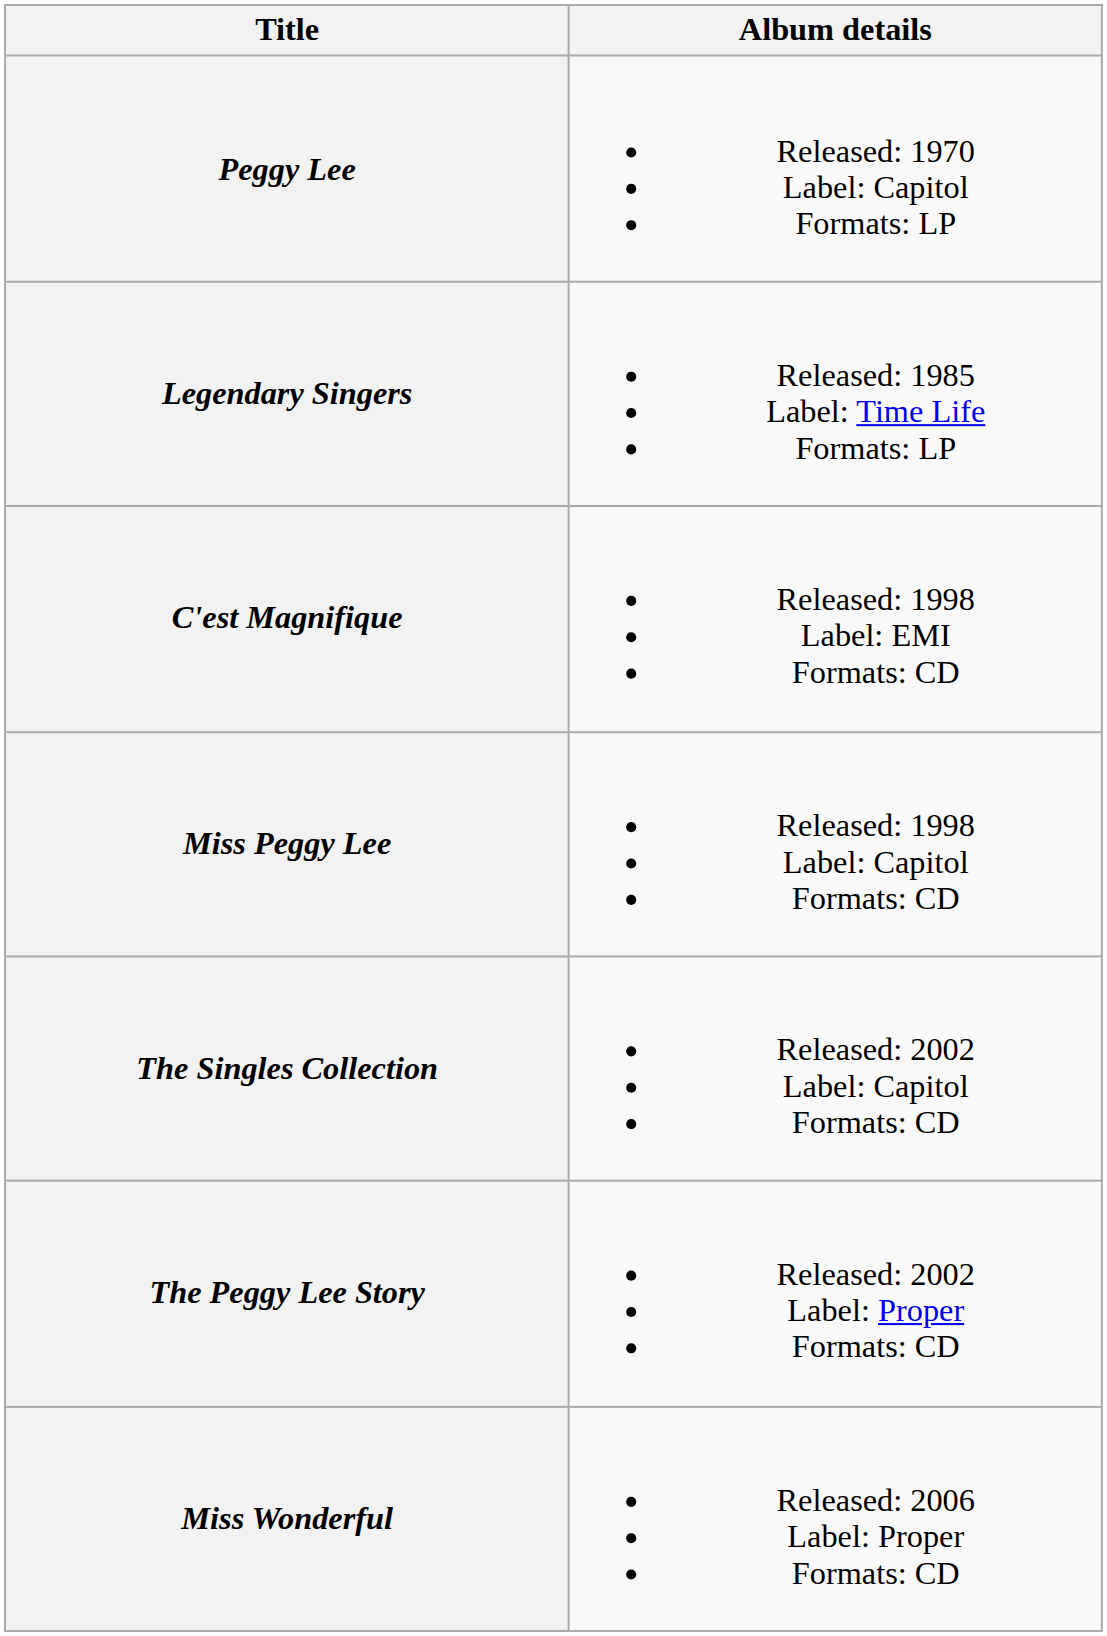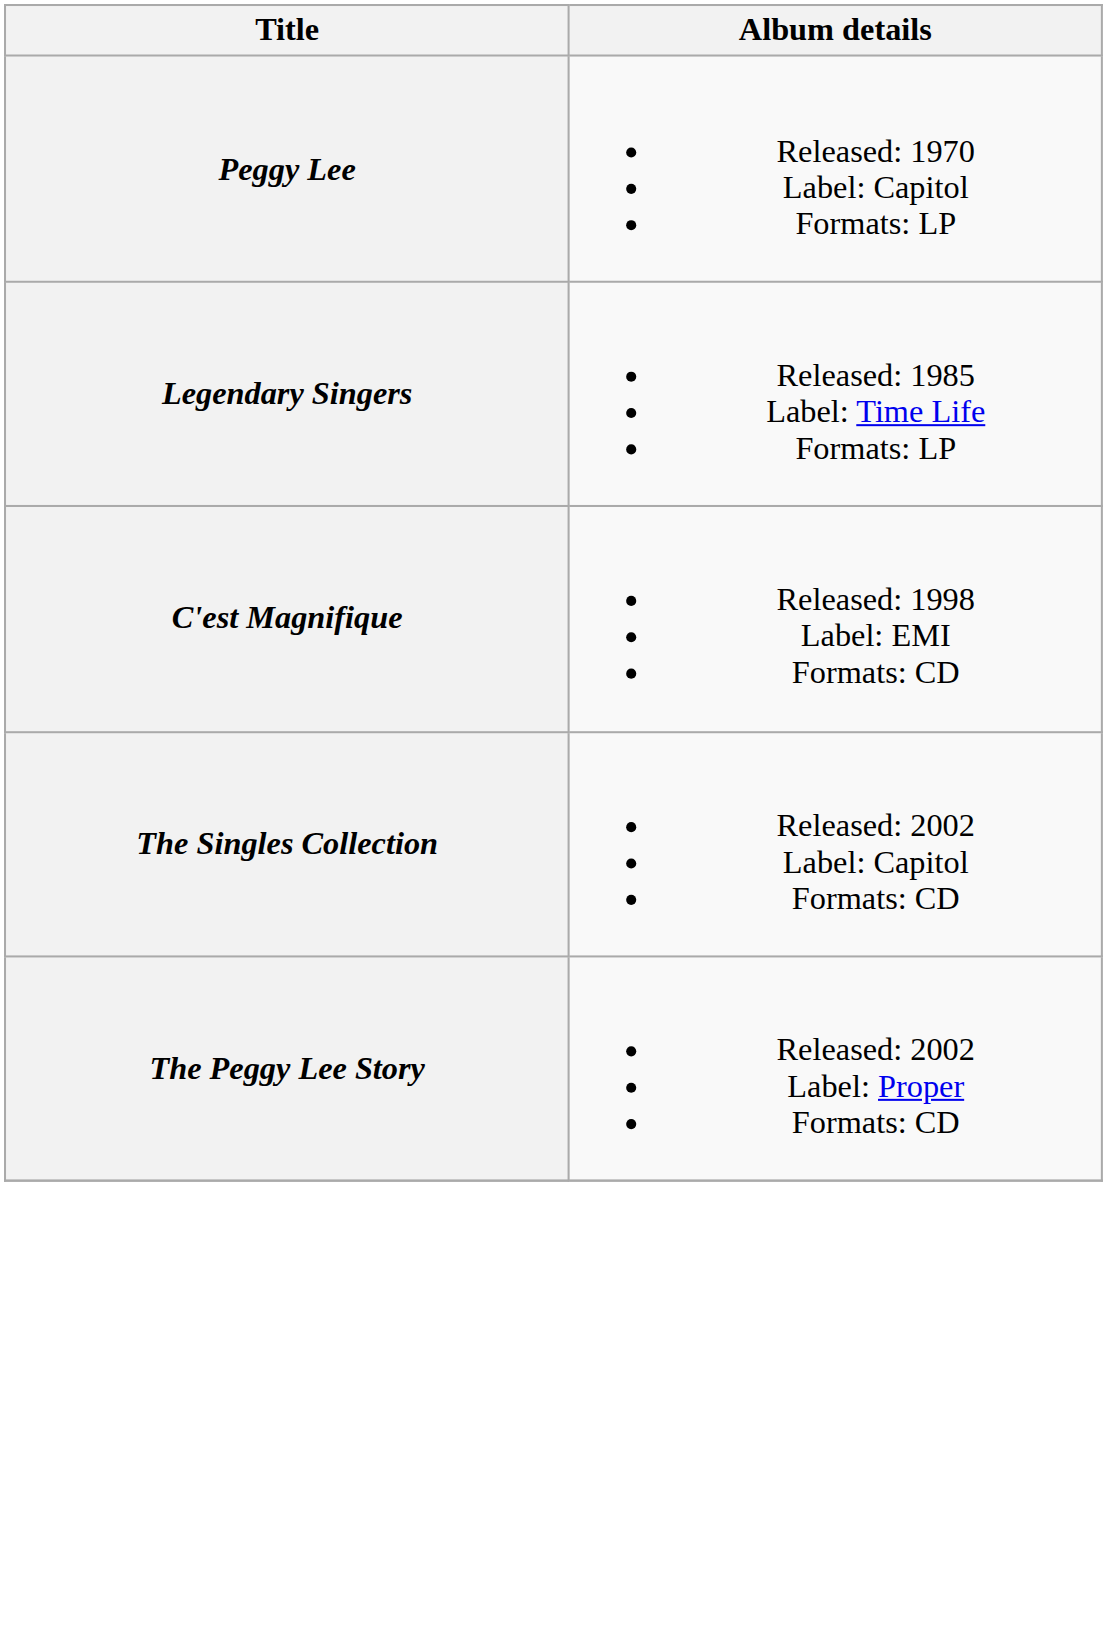- row: (287, 843)
- row: (287, 1518)
